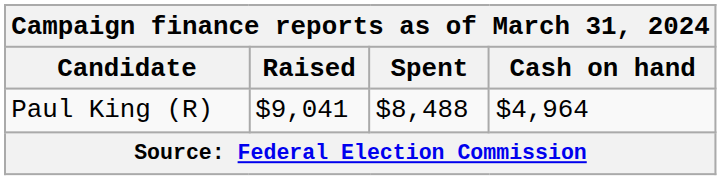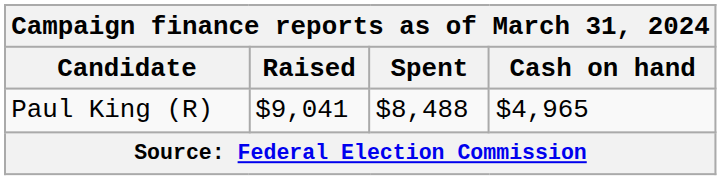(542, 110) $4,964 -> (542, 110) $4,965
